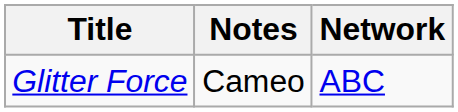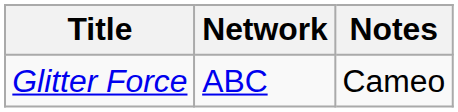columns swapped: (382, 29) <-> (253, 29)
